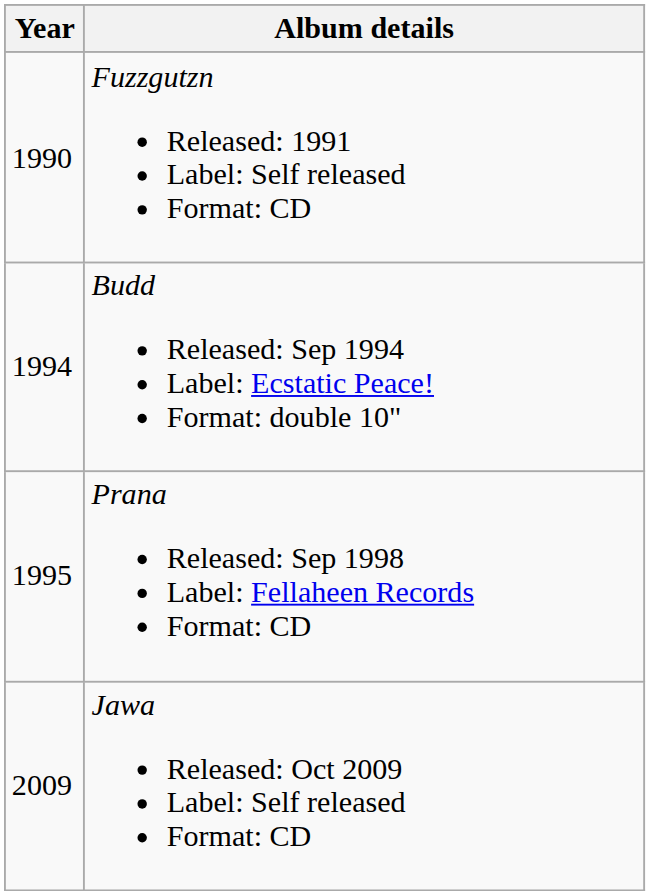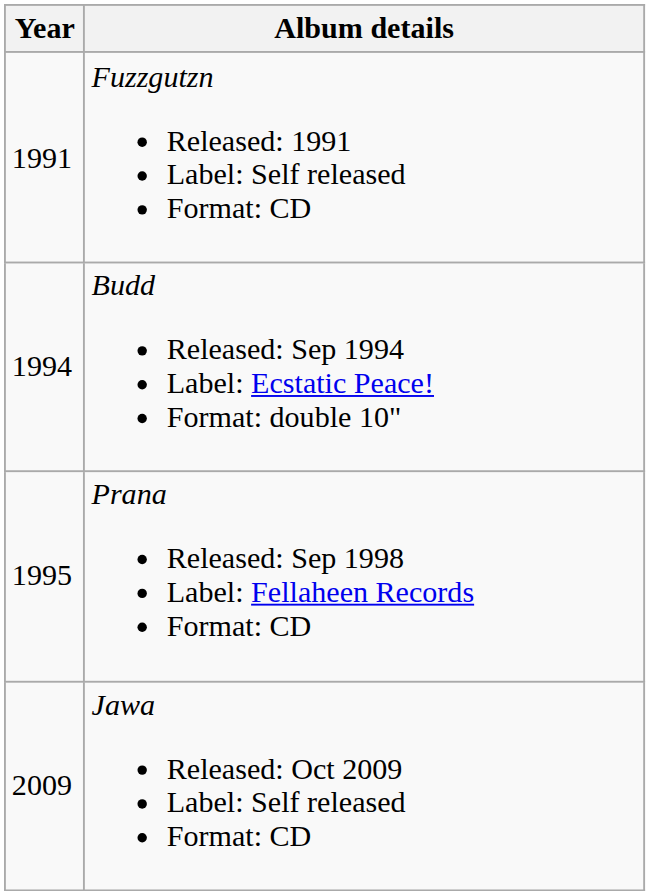(42, 156) 1990 -> (42, 156) 1991
